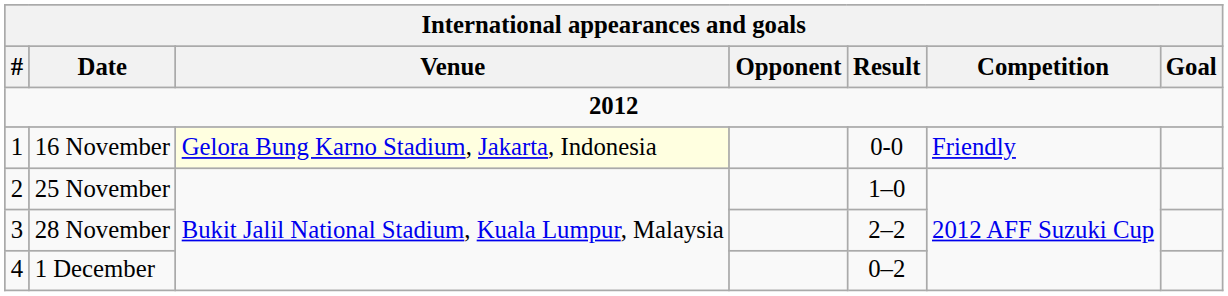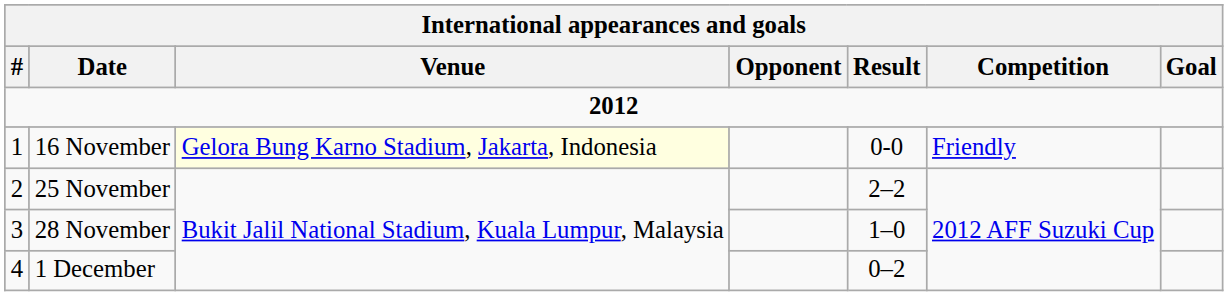(887, 188) 1–0 -> (887, 188) 2–2
(887, 229) 2–2 -> (887, 229) 1–0
